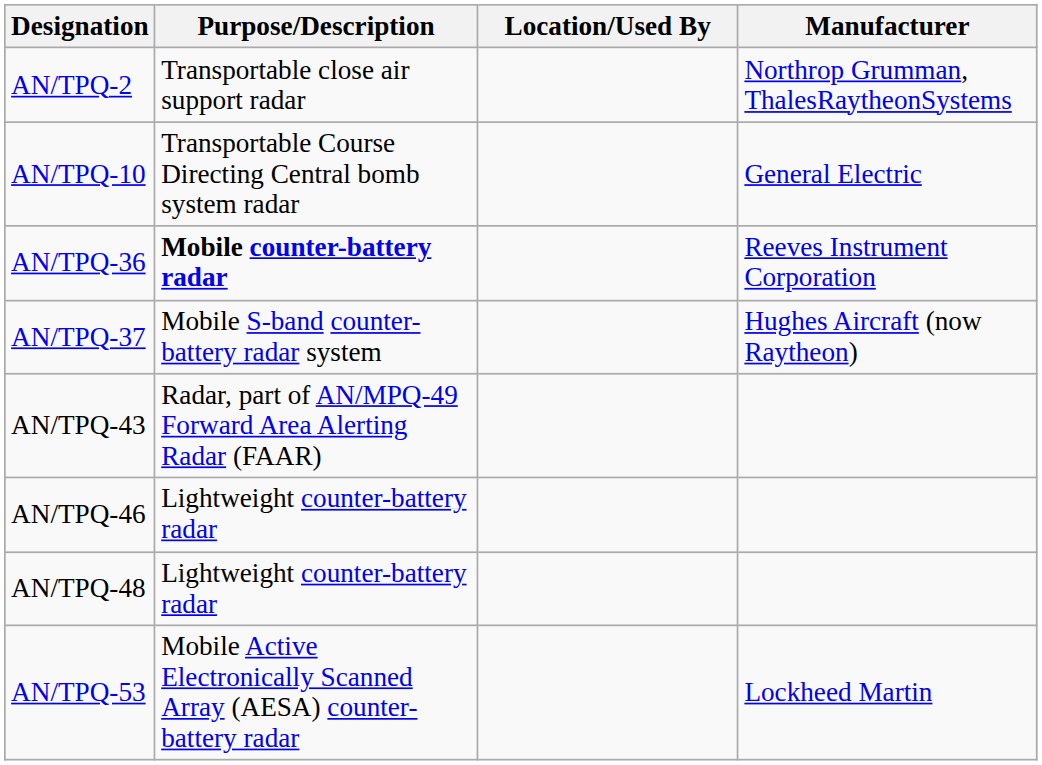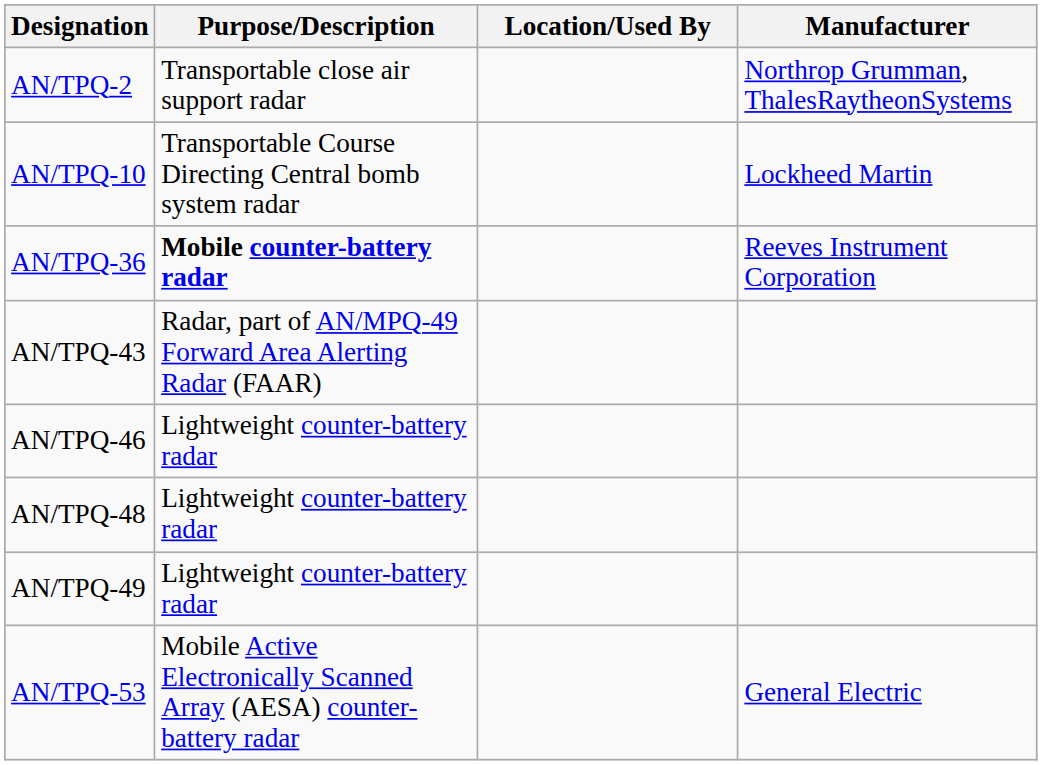(833, 173) General Electric -> (838, 173) Lockheed Martin
- row: (78, 336)
+ row: (78, 588)
(838, 692) Lockheed Martin -> (833, 692) General Electric
